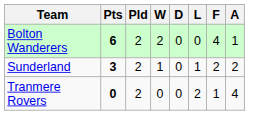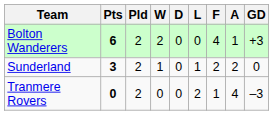+ column: (256, 15)
